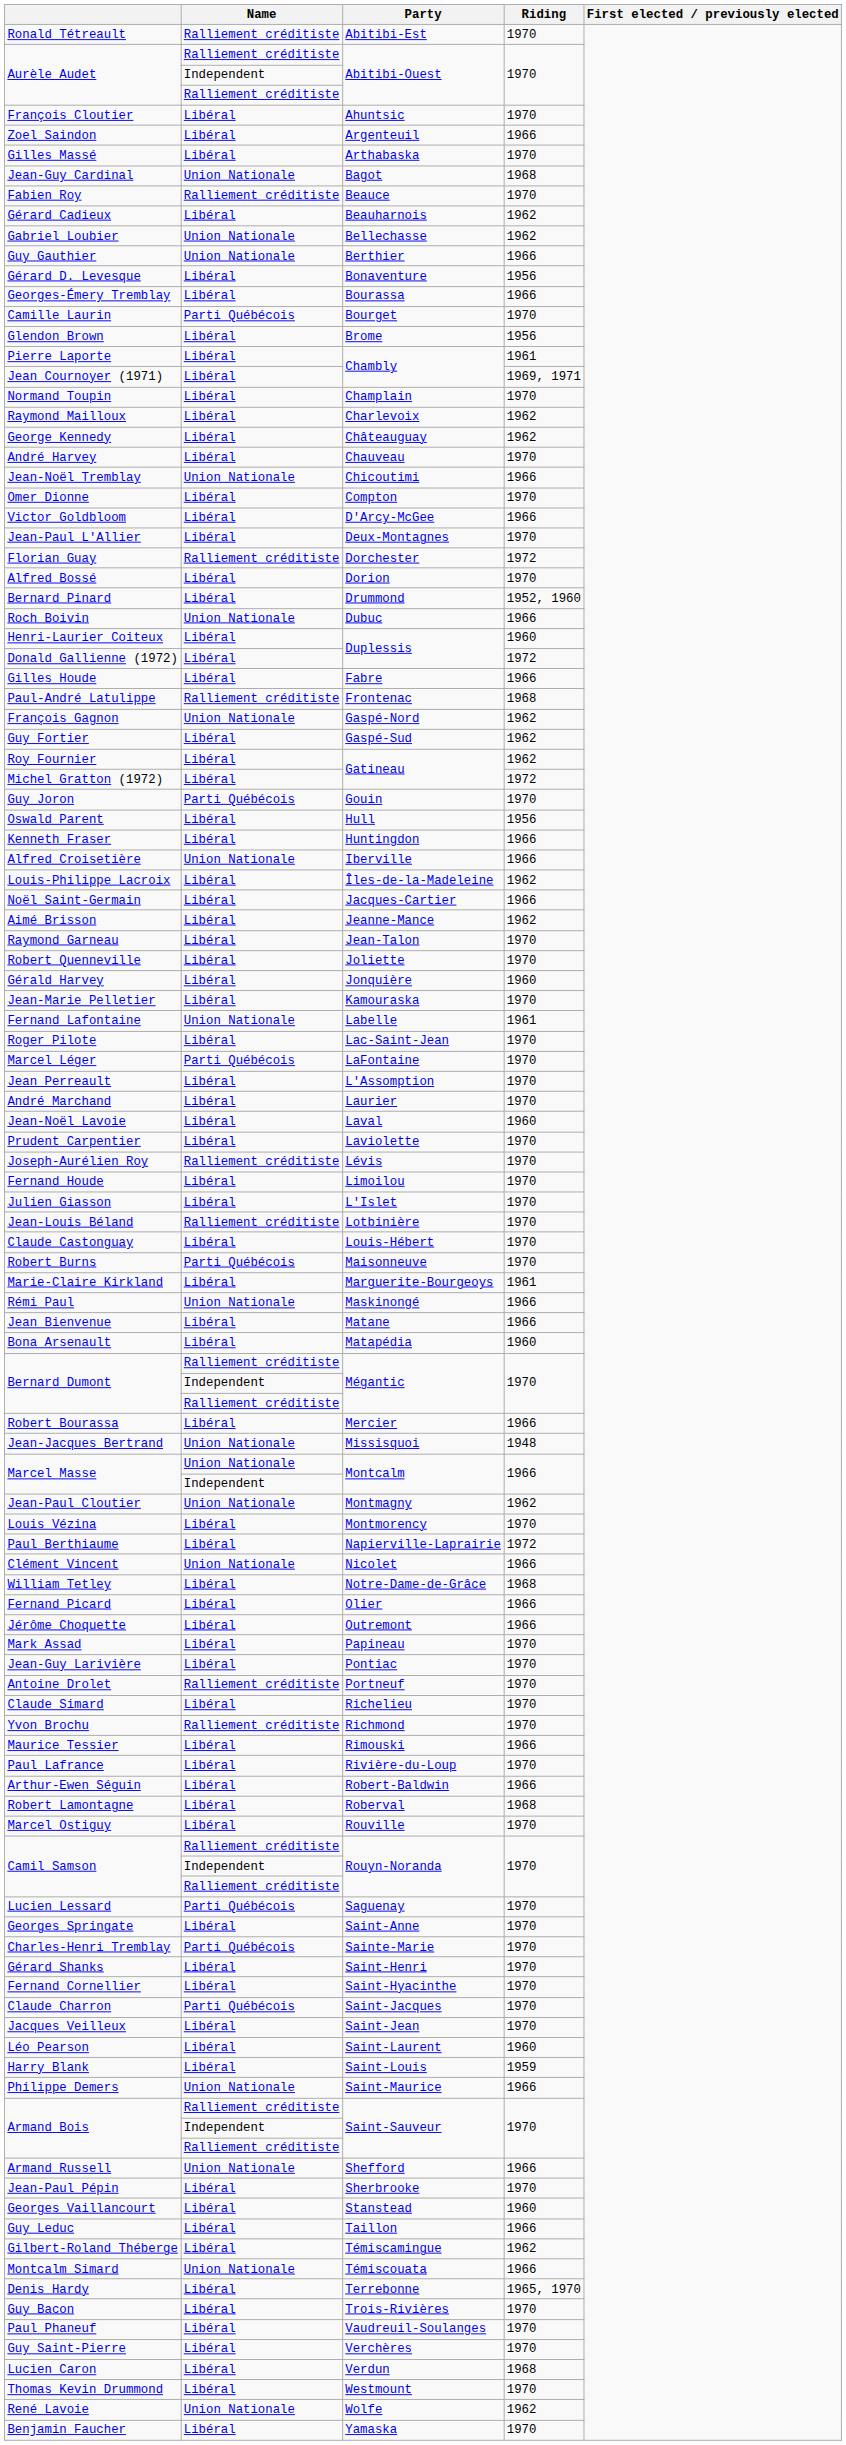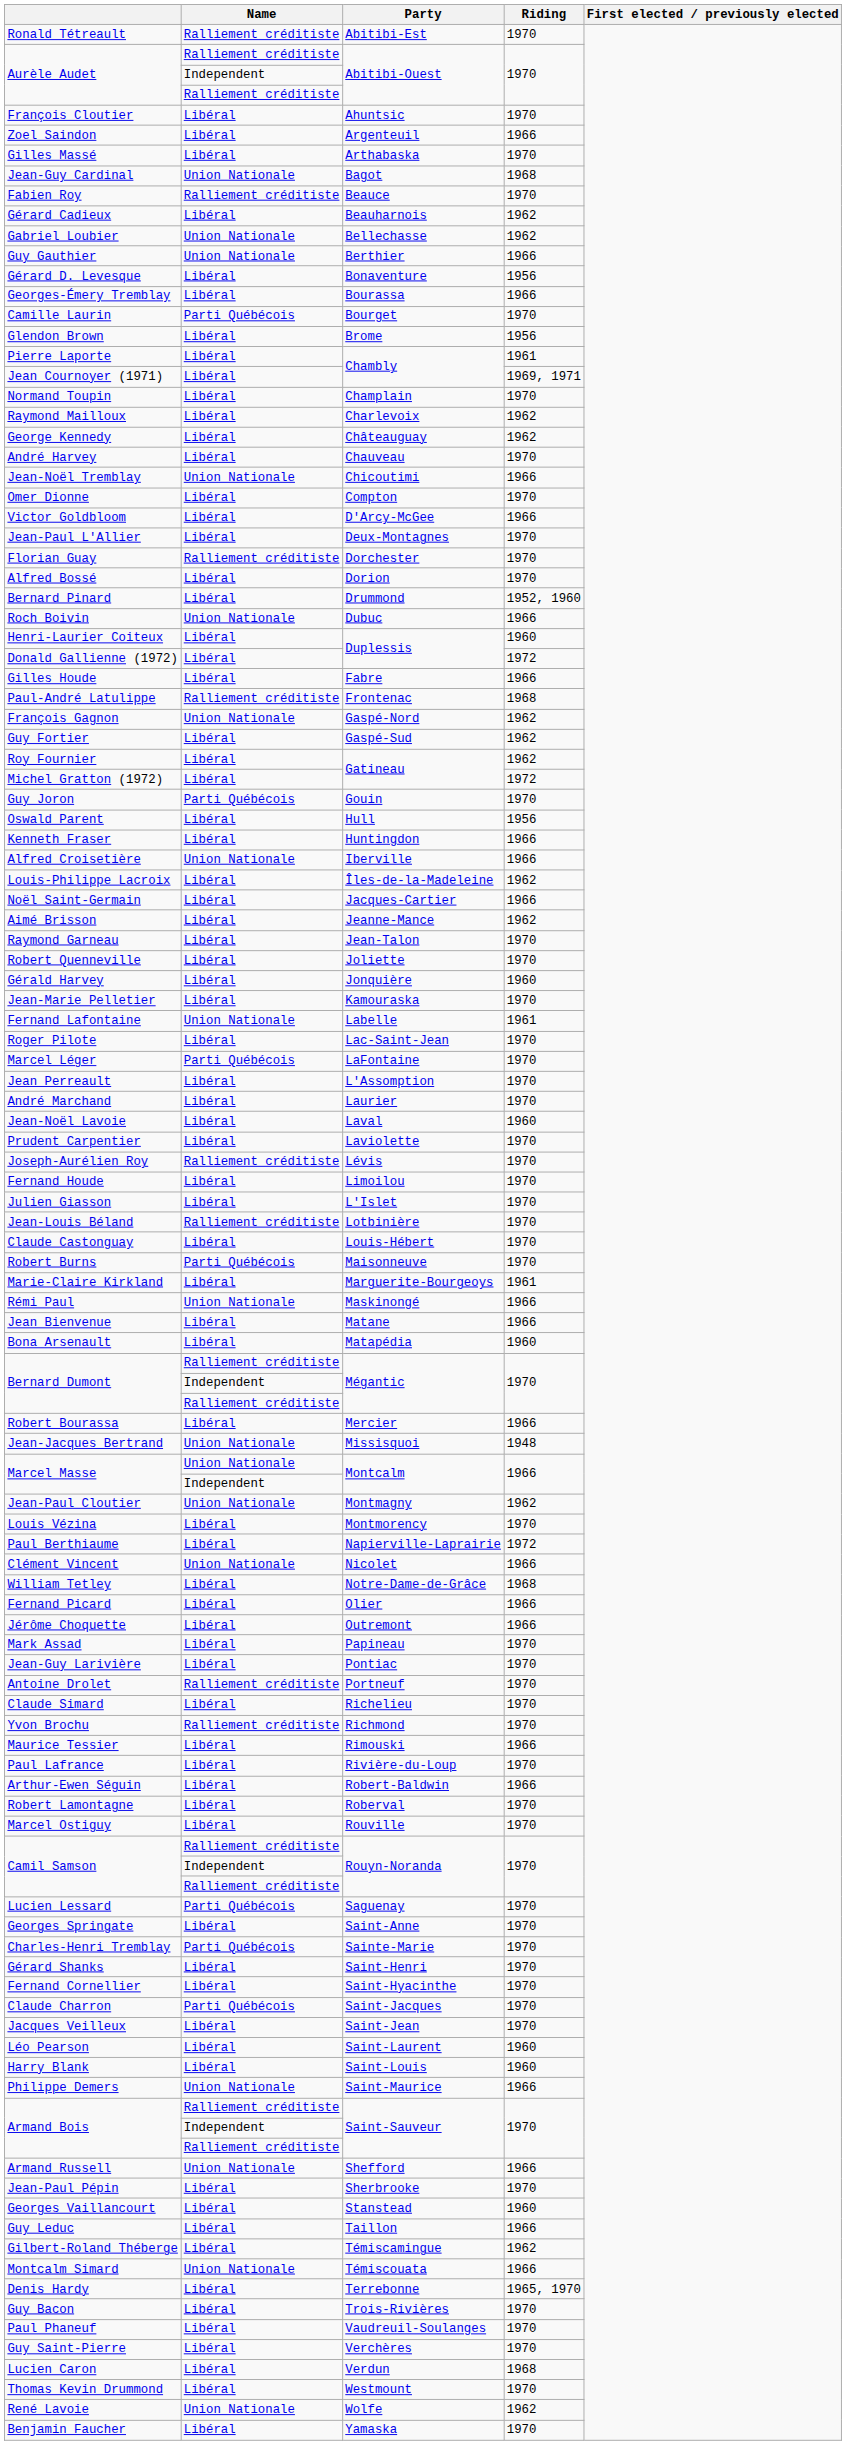(522, 558) 1972 -> (522, 558) 1970
(522, 1806) 1968 -> (522, 1806) 1970
(522, 2068) 1959 -> (522, 2068) 1960
